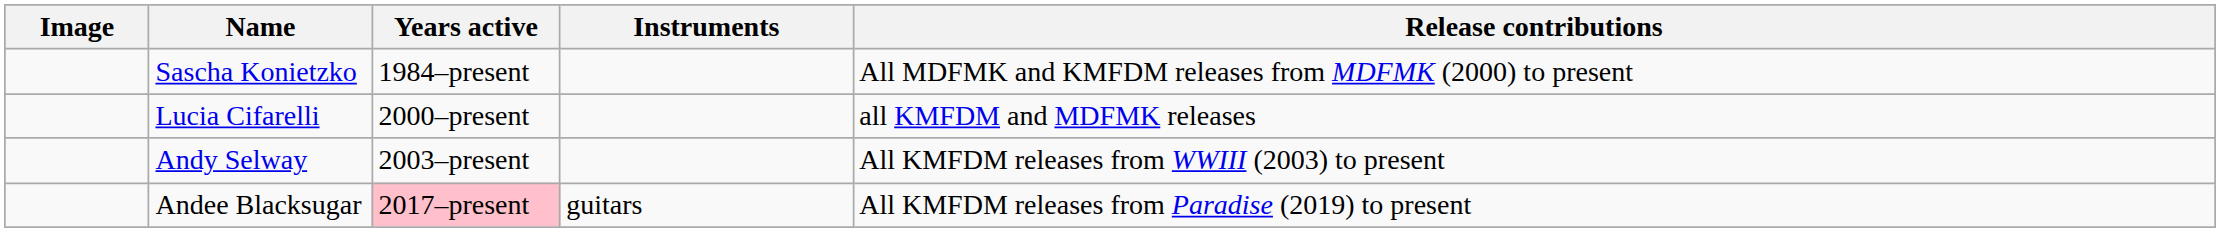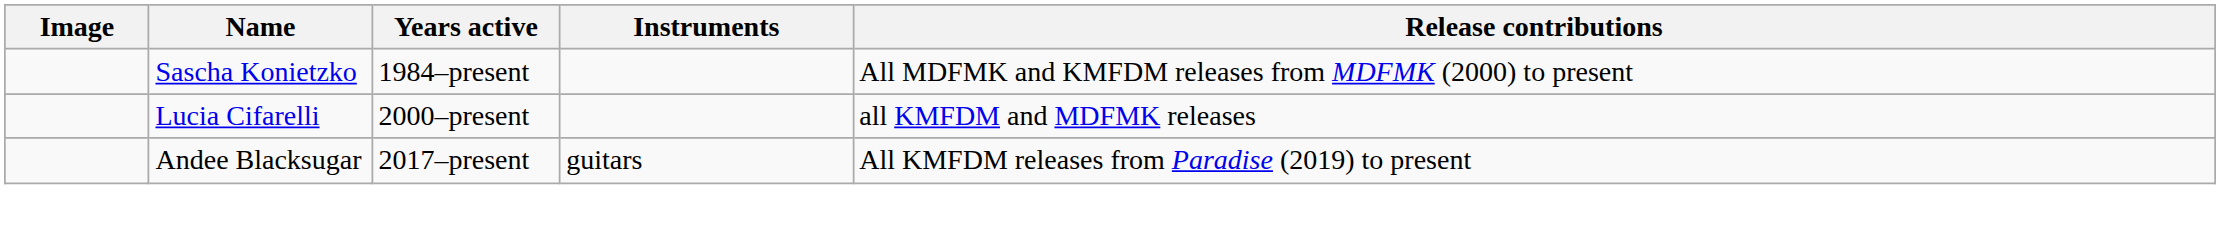- row: (231, 159)
(454, 204) pink background -> (454, 159) no background
